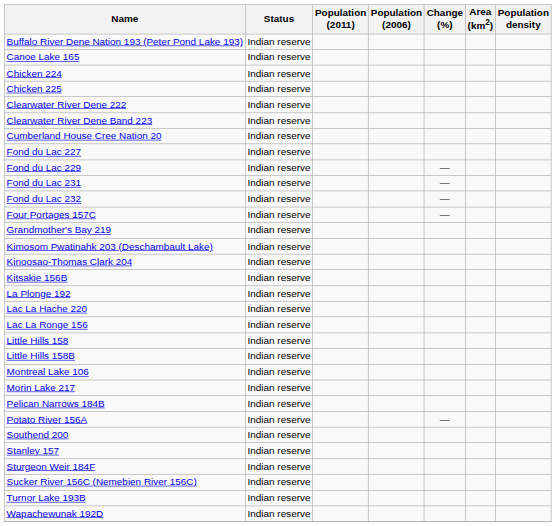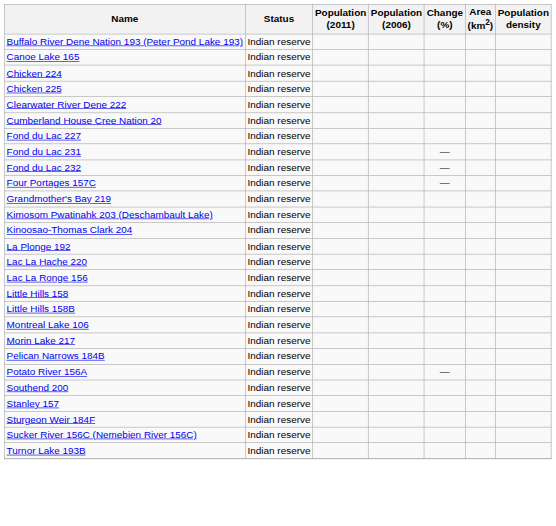- row: (79, 120)
- row: (44, 167)
- row: (37, 277)
- row: (55, 513)
